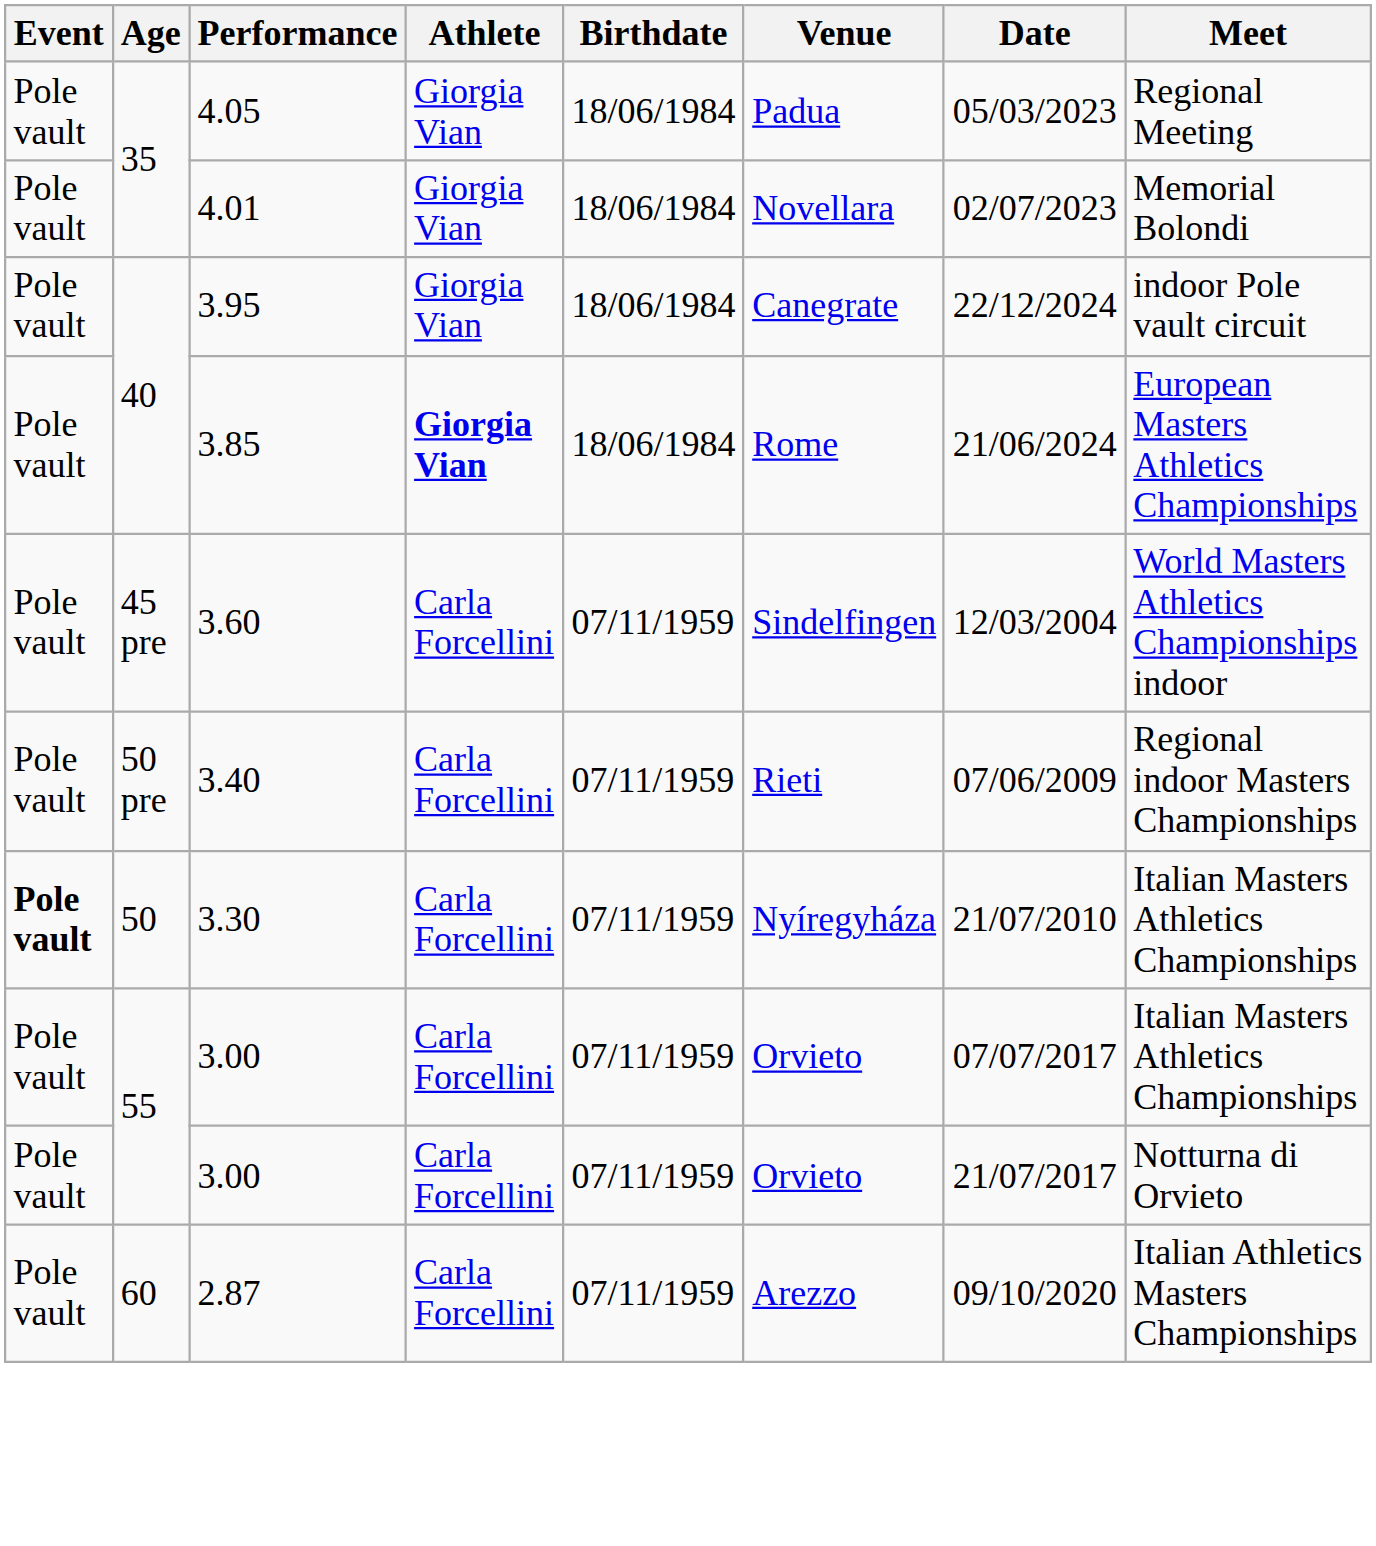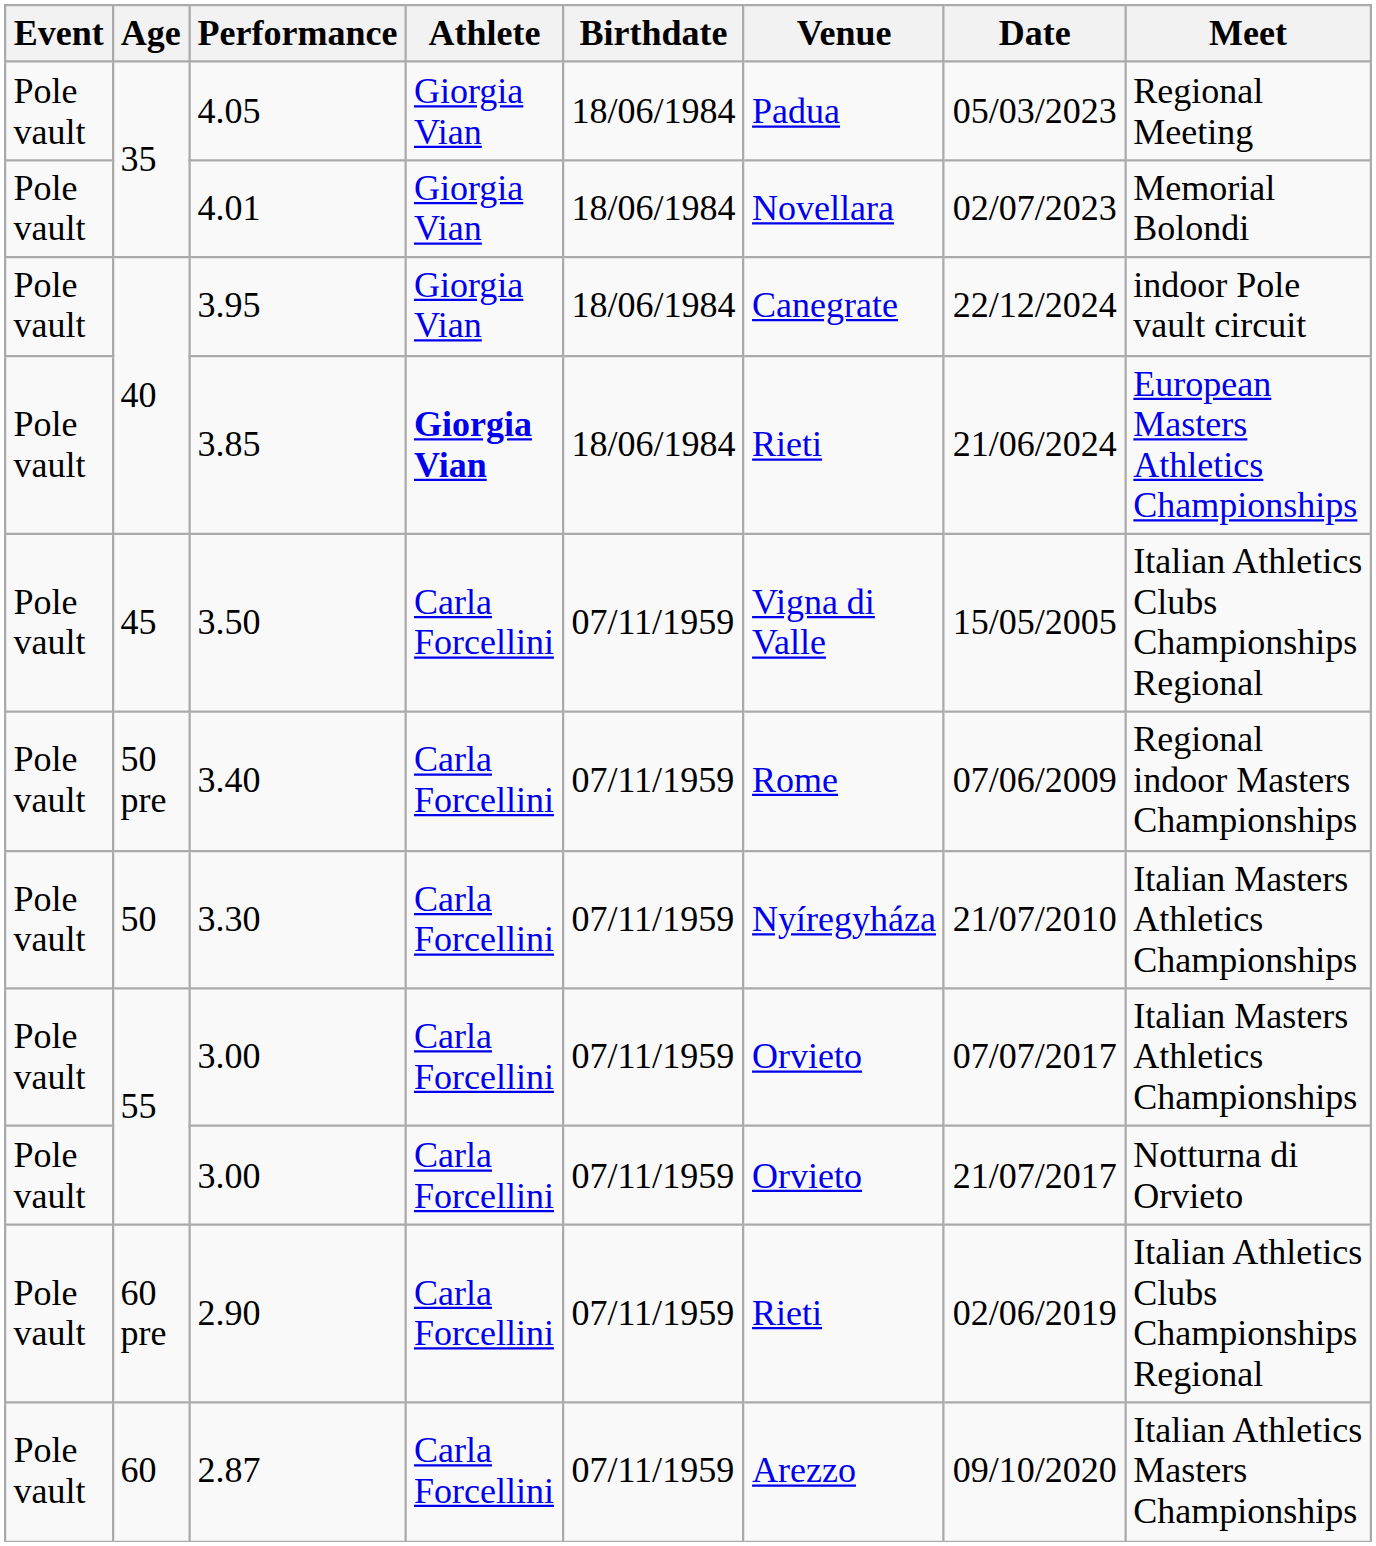(795, 443) Rome -> (787, 443) Rieti
- row: (144, 622)
+ row: (139, 622)
(787, 780) Rieti -> (795, 780) Rome
(52, 918) bold -> (49, 918) normal
+ row: (144, 1312)
